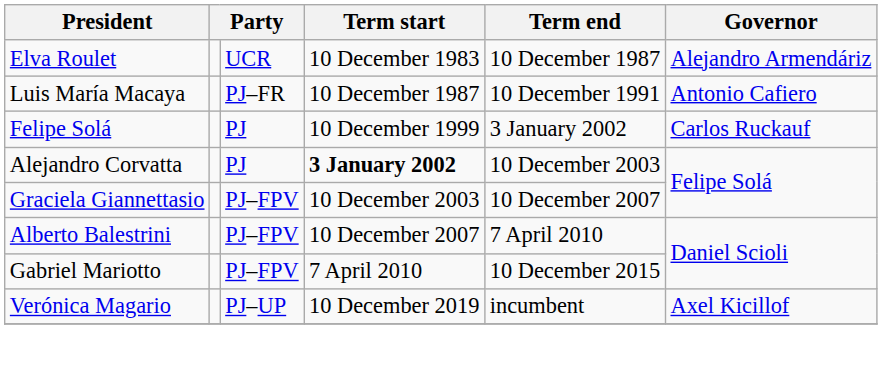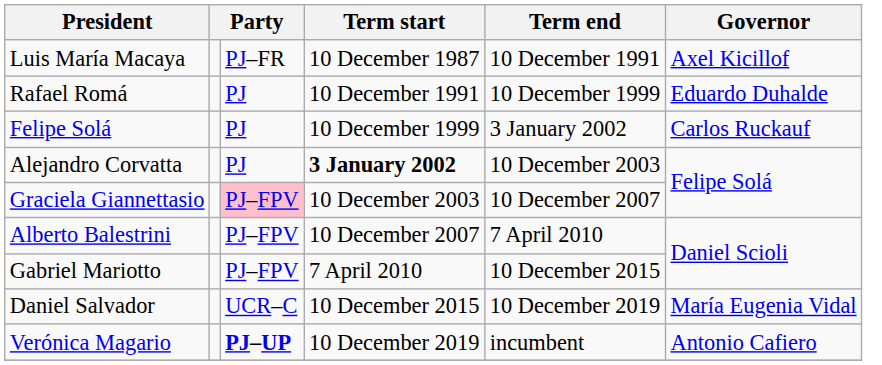- row: (63, 57)
(744, 93) Antonio Cafiero -> (730, 57) Axel Kicillof
+ row: (69, 93)
(262, 199) no background -> (262, 199) pink background
+ row: (82, 306)
(256, 306) normal -> (258, 341) bold
(730, 306) Axel Kicillof -> (744, 341) Antonio Cafiero
